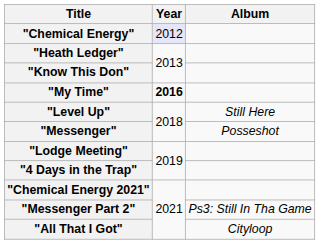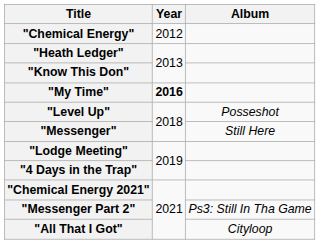(169, 33) lavender background -> (169, 33) no background
(250, 111) Still Here -> (250, 111) Posseshot
(250, 131) Posseshot -> (250, 131) Still Here
